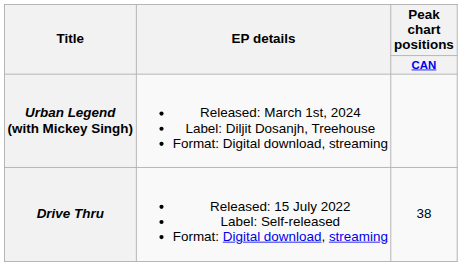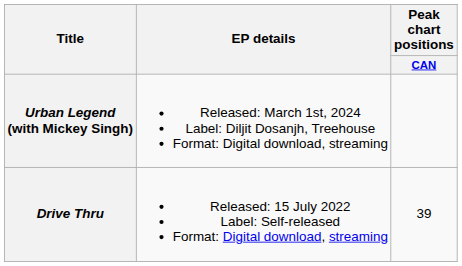(424, 214) 38 -> (424, 214) 39
